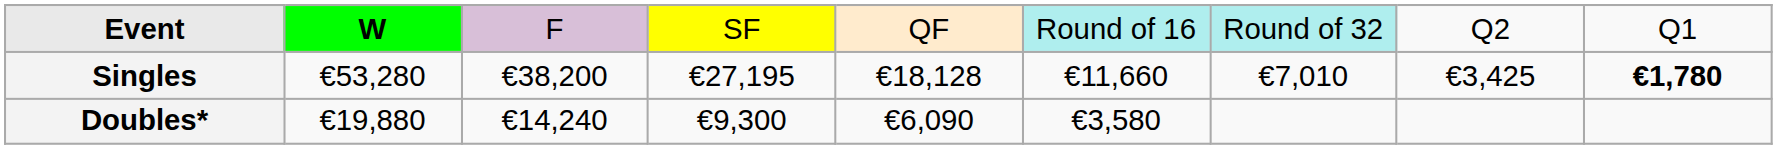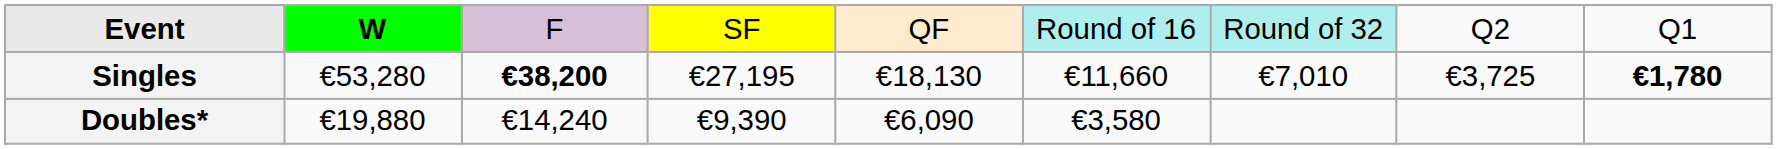(555, 75) normal -> (555, 75) bold
(929, 75) €18,128 -> (929, 75) €18,130
(1490, 75) €3,425 -> (1490, 75) €3,725
(742, 121) €9,300 -> (742, 121) €9,390
